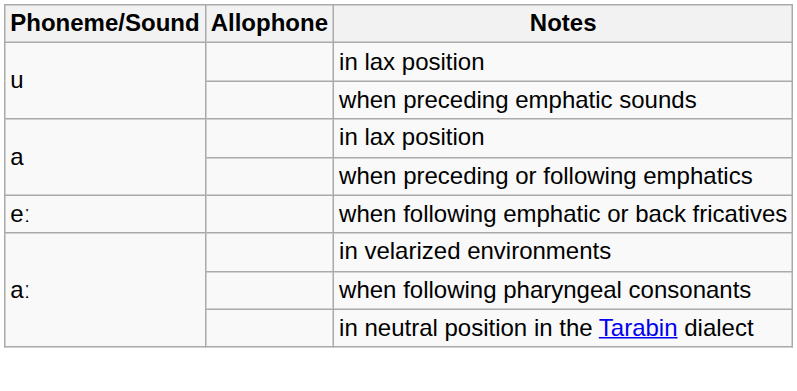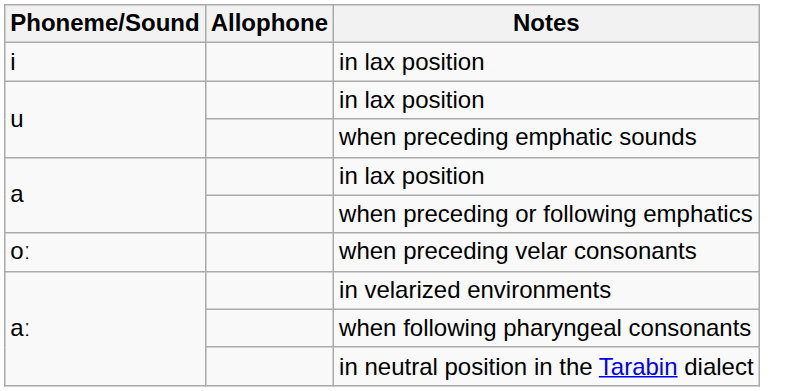+ row: (13, 61)
- row: (20, 213)
+ row: (20, 251)
